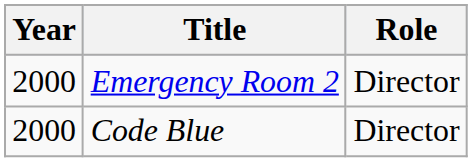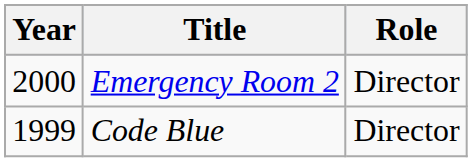(44, 130) 2000 -> (44, 130) 1999
